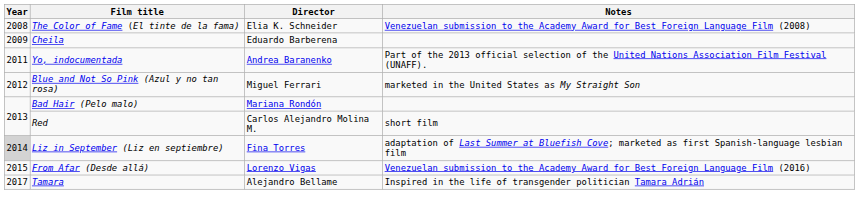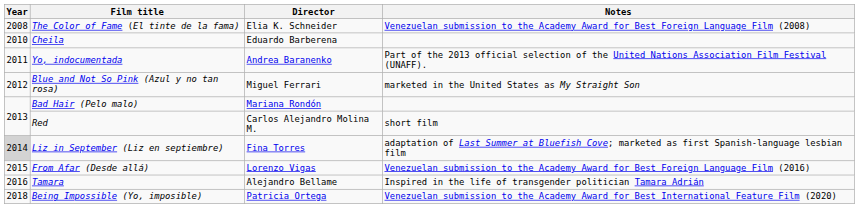(17, 40) 2009 -> (17, 40) 2010
(17, 182) 2017 -> (17, 182) 2016
+ row: (117, 196)
